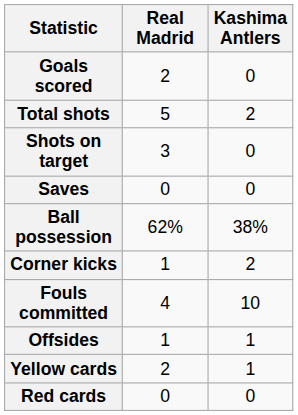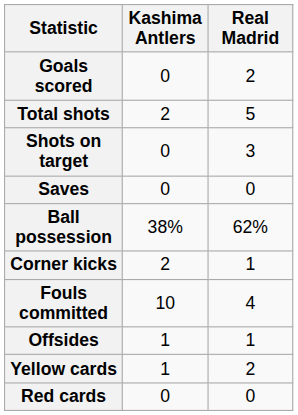columns swapped: (165, 28) <-> (250, 28)
